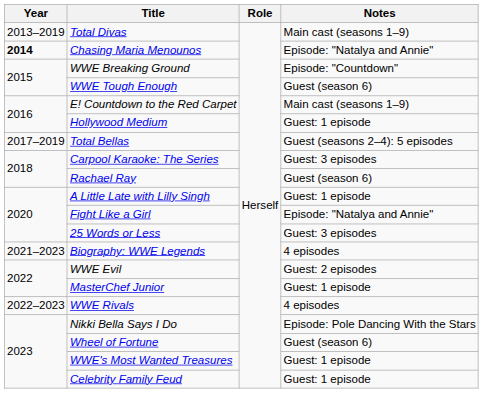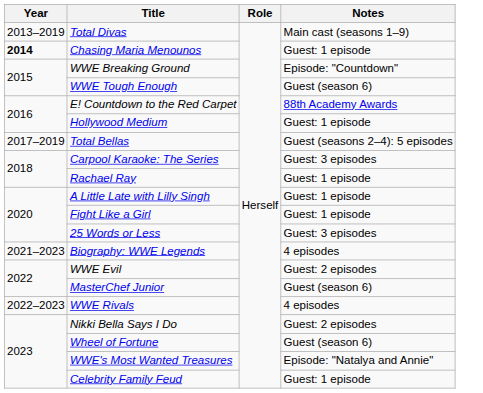(358, 50) Episode: "Natalya and Annie" -> (327, 50) Guest: 1 episode
(346, 104) Main cast (seasons 1–9) -> (340, 104) 88th Academy Awards
(328, 178) Guest (season 6) -> (327, 178) Guest: 1 episode
(358, 214) Episode: "Natalya and Annie" -> (327, 214) Guest: 1 episode
(327, 287) Guest: 1 episode -> (328, 287) Guest (season 6)
(380, 324) Episode: Pole Dancing With the Stars -> (330, 324) Guest: 2 episodes
(327, 360) Guest: 1 episode -> (358, 360) Episode: "Natalya and Annie"
